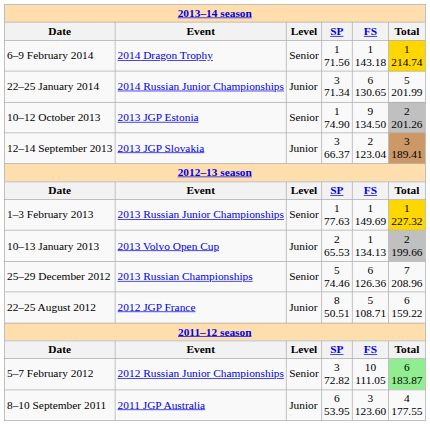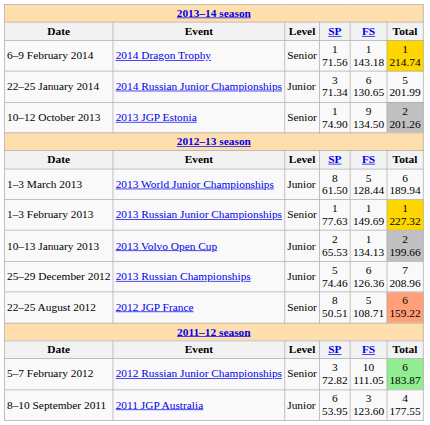- row: (60, 148)
+ row: (45, 184)
(304, 276) Senior -> (301, 276) Junior
(303, 307) Junior -> (302, 307) Senior
(407, 307) no background -> (405, 307) lightsalmon background
